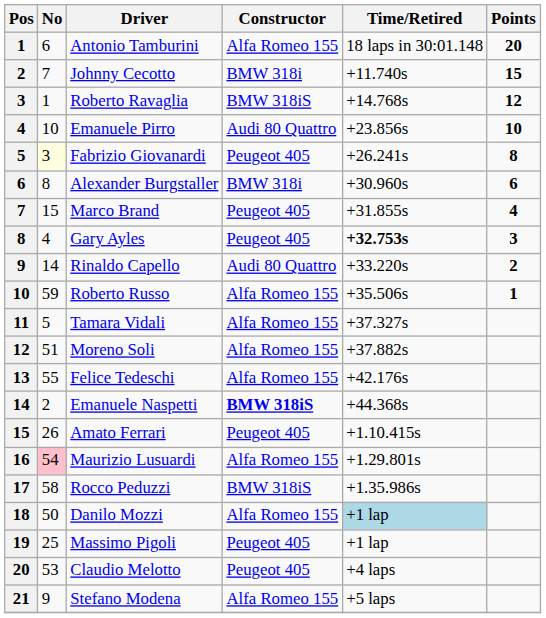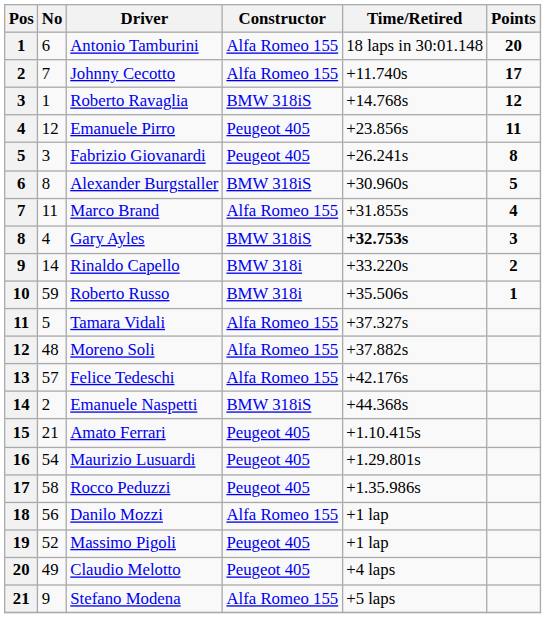(264, 73) BMW 318i -> (282, 73) Alfa Romeo 155
(513, 73) 15 -> (513, 73) 17
(50, 128) 10 -> (50, 128) 12
(281, 128) Audi 80 Quattro -> (268, 128) Peugeot 405
(513, 128) 10 -> (513, 128) 11
(46, 156) lightyellow background -> (46, 156) no background
(264, 183) BMW 318i -> (269, 183) BMW 318iS
(513, 183) 6 -> (513, 183) 5
(50, 211) 15 -> (50, 211) 11
(268, 211) Peugeot 405 -> (282, 211) Alfa Romeo 155
(268, 239) Peugeot 405 -> (269, 239) BMW 318iS
(281, 266) Audi 80 Quattro -> (264, 266) BMW 318i
(282, 294) Alfa Romeo 155 -> (264, 294) BMW 318i
(50, 349) 51 -> (50, 349) 48
(50, 377) 55 -> (50, 377) 57
(270, 404) bold -> (269, 404) normal
(50, 432) 26 -> (50, 432) 21
(50, 460) pink background -> (50, 460) no background
(282, 460) Alfa Romeo 155 -> (268, 460) Peugeot 405
(269, 487) BMW 318iS -> (268, 487) Peugeot 405
(50, 515) 50 -> (50, 515) 56
(367, 515) lightblue background -> (367, 515) no background
(50, 543) 25 -> (50, 543) 52
(50, 570) 53 -> (50, 570) 49
